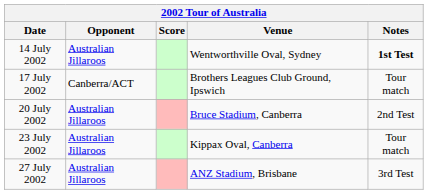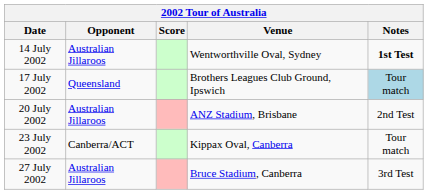(101, 84) Canberra/ACT -> (94, 84) Queensland
(396, 84) no background -> (396, 84) lightblue background
(246, 114) Bruce Stadium, Canberra -> (244, 114) ANZ Stadium, Brisbane
(91, 144) Australian Jillaroos -> (101, 144) Canberra/ACT
(244, 174) ANZ Stadium, Brisbane -> (246, 174) Bruce Stadium, Canberra
